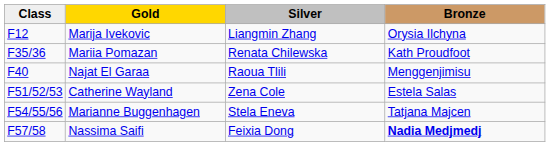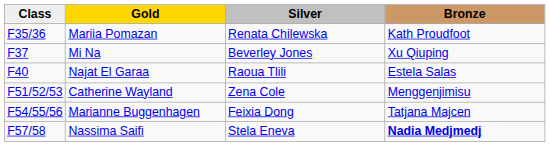- row: (109, 33)
+ row: (84, 53)
(429, 72) Menggenjimisu -> (422, 72) Estela Salas
(422, 92) Estela Salas -> (429, 92) Menggenjimisu
(261, 111) Stela Eneva -> (261, 111) Feixia Dong
(261, 131) Feixia Dong -> (261, 131) Stela Eneva
